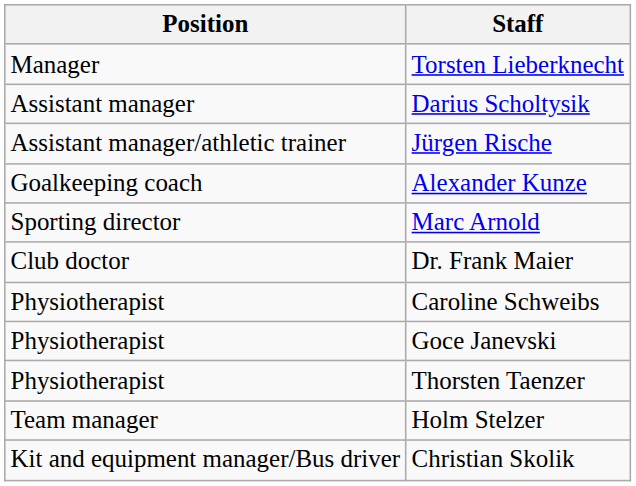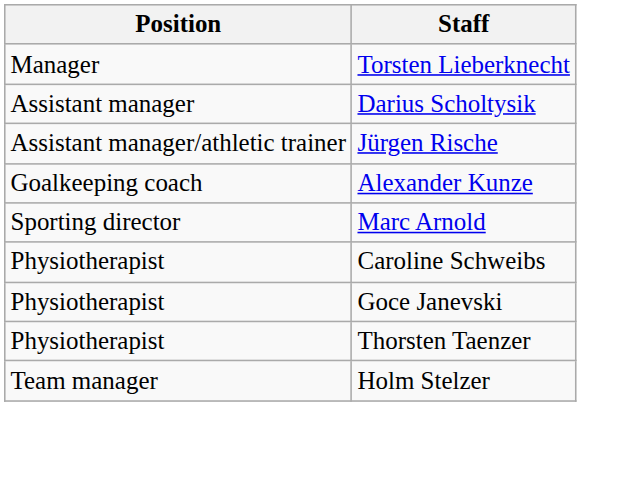- row: (492, 261)
- row: (493, 459)
